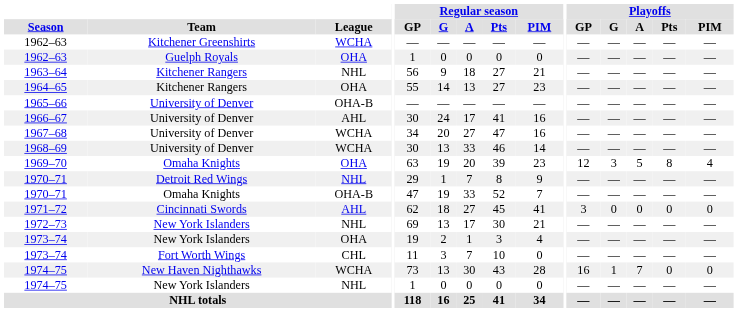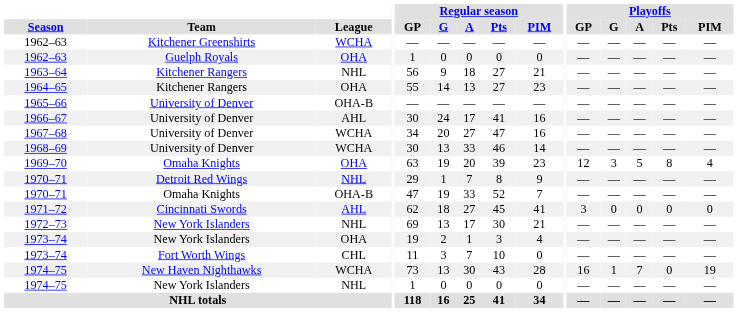(710, 270) 0 -> (710, 270) 19
